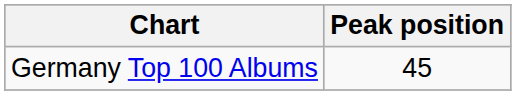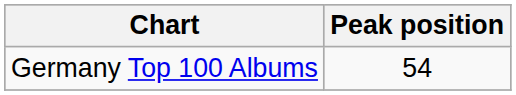(417, 68) 45 -> (417, 68) 54
